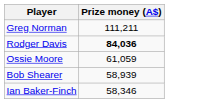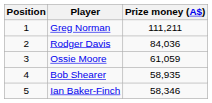+ column: (26, 12)
(121, 43) bold -> (165, 43) normal
(121, 75) 58,939 -> (165, 75) 58,935
